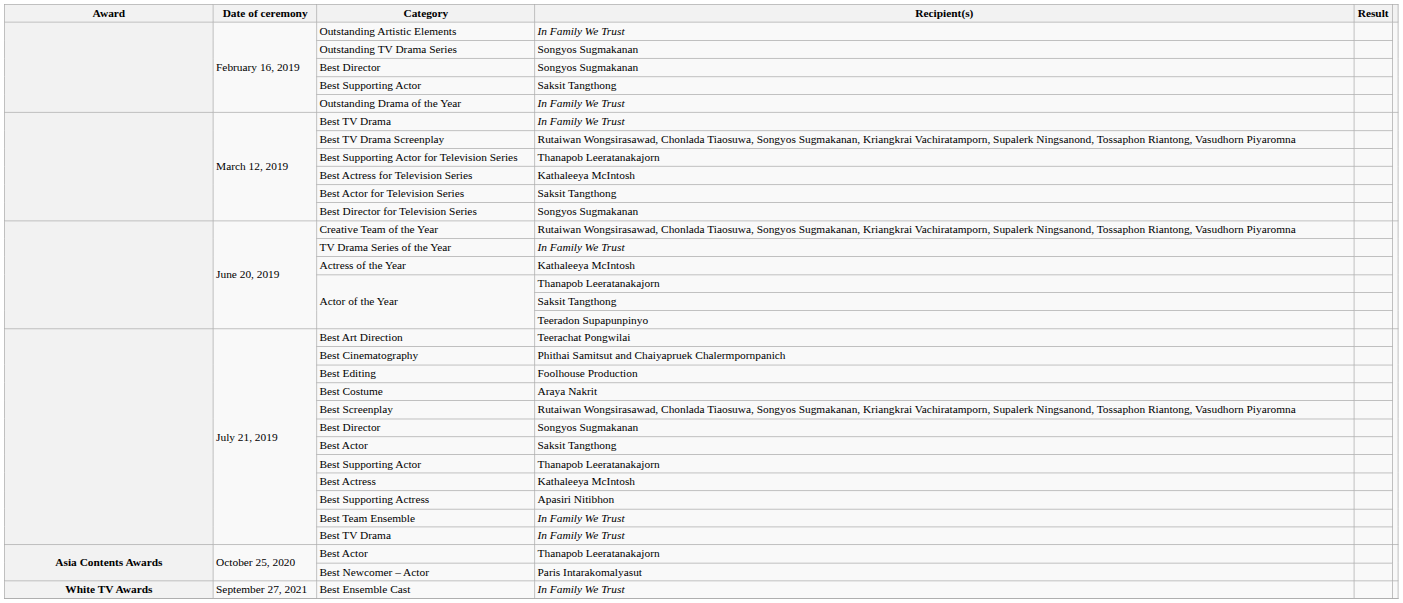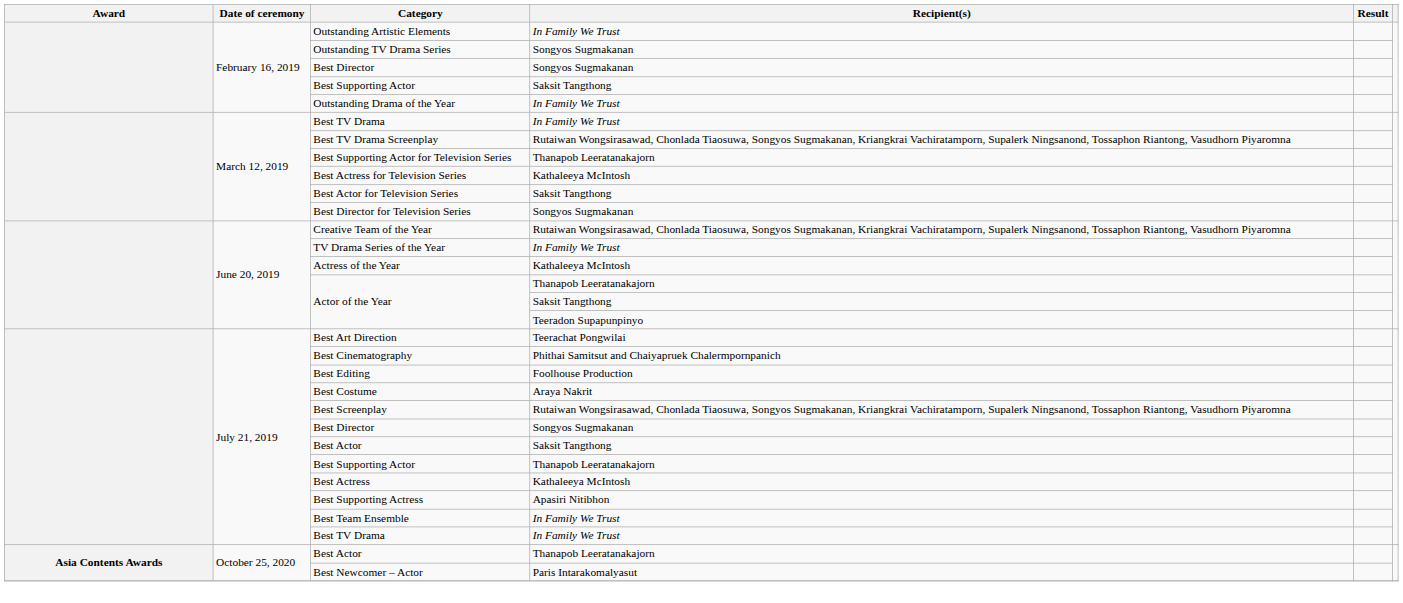- row: (365, 590)
